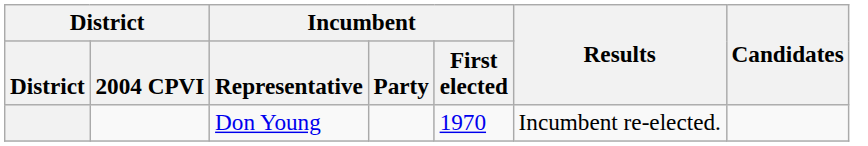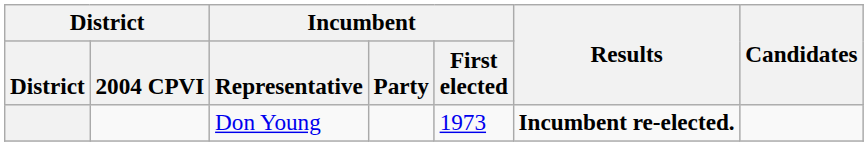(463, 122) 1970 -> (463, 122) 1973
(620, 122) normal -> (627, 122) bold
